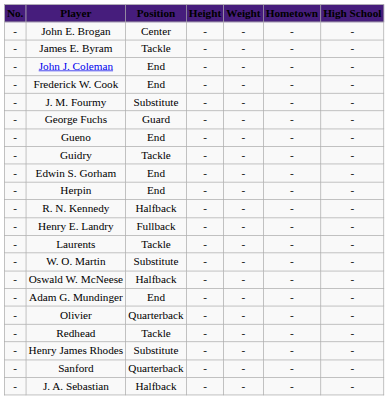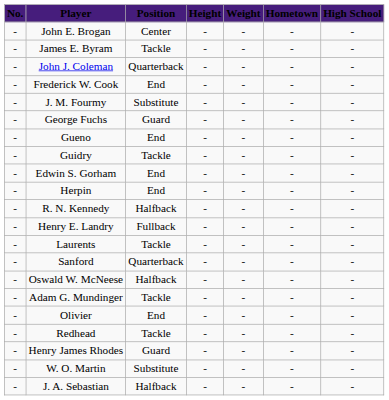(156, 66) End -> (156, 66) Quarterback
rows swapped: (76, 262) <-> (76, 368)
(156, 297) End -> (156, 297) Tackle
(156, 315) Quarterback -> (156, 315) End
(156, 350) Substitute -> (156, 350) Guard
